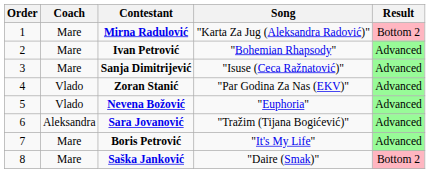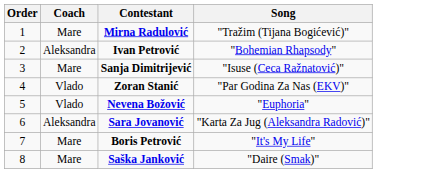- column: (399, 13)
(283, 31) "Karta Za Jug (Aleksandra Radović)" -> (283, 31) "Tražim (Tijana Bogićević)"
(69, 50) Mare -> (69, 50) Aleksandra
(283, 123) "Tražim (Tijana Bogićević)" -> (283, 123) "Karta Za Jug (Aleksandra Radović)"
